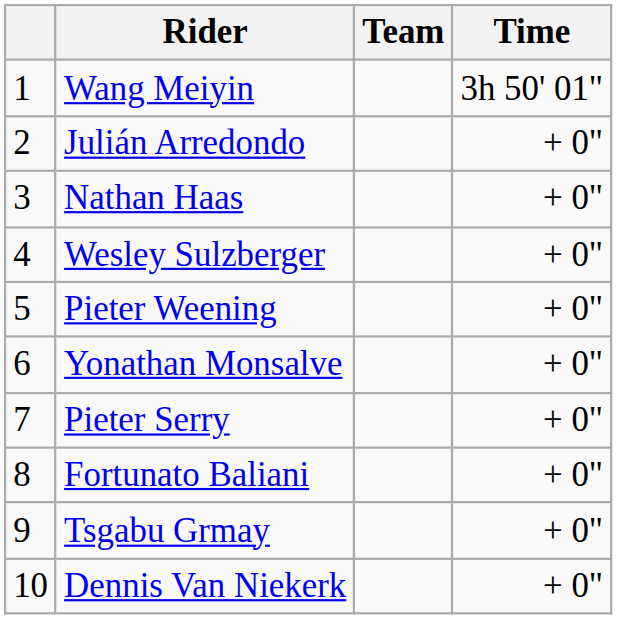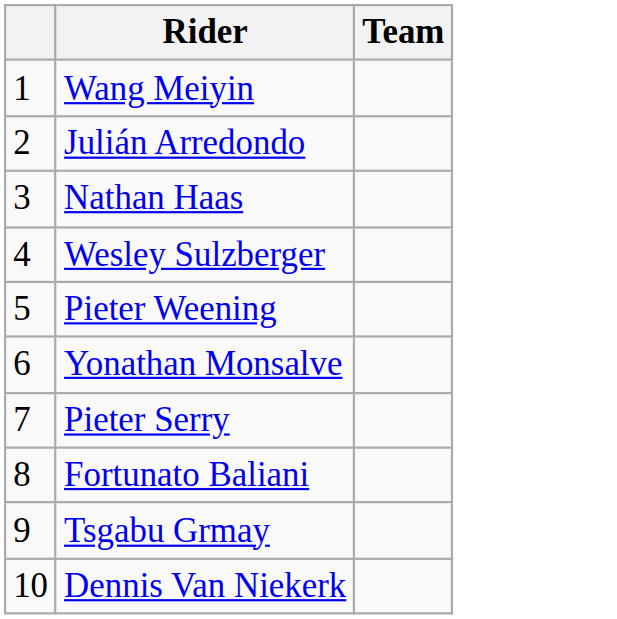- column: (532, 32)
